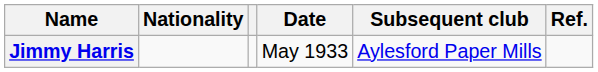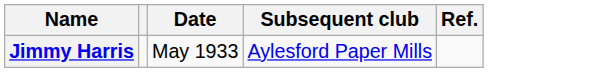- column: (193, 20)
